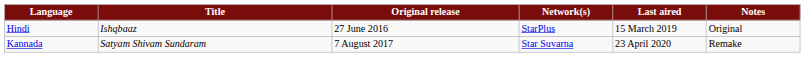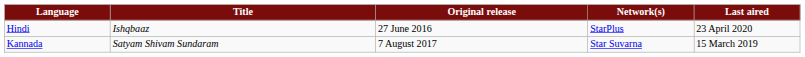- column: (753, 12)
(646, 28) 15 March 2019 -> (724, 28) 23 April 2020
(643, 44) 23 April 2020 -> (727, 44) 15 March 2019
